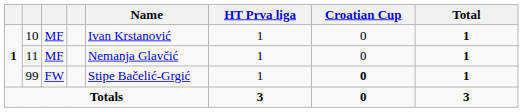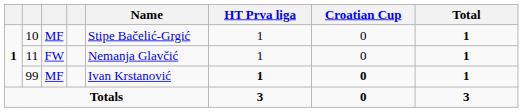(130, 35) Ivan Krstanović -> (139, 35) Stipe Bačelić-Grgić
(54, 55) MF -> (54, 55) FW
(54, 76) FW -> (54, 76) MF
(139, 76) Stipe Bačelić-Grgić -> (130, 76) Ivan Krstanović
(260, 76) normal -> (260, 76) bold
